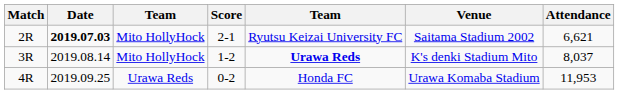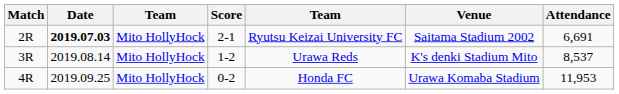(578, 36) 6,621 -> (578, 36) 6,691
(325, 57) bold -> (325, 57) normal
(578, 57) 8,037 -> (578, 57) 8,537
(160, 78) Urawa Reds -> (160, 78) Mito HollyHock
